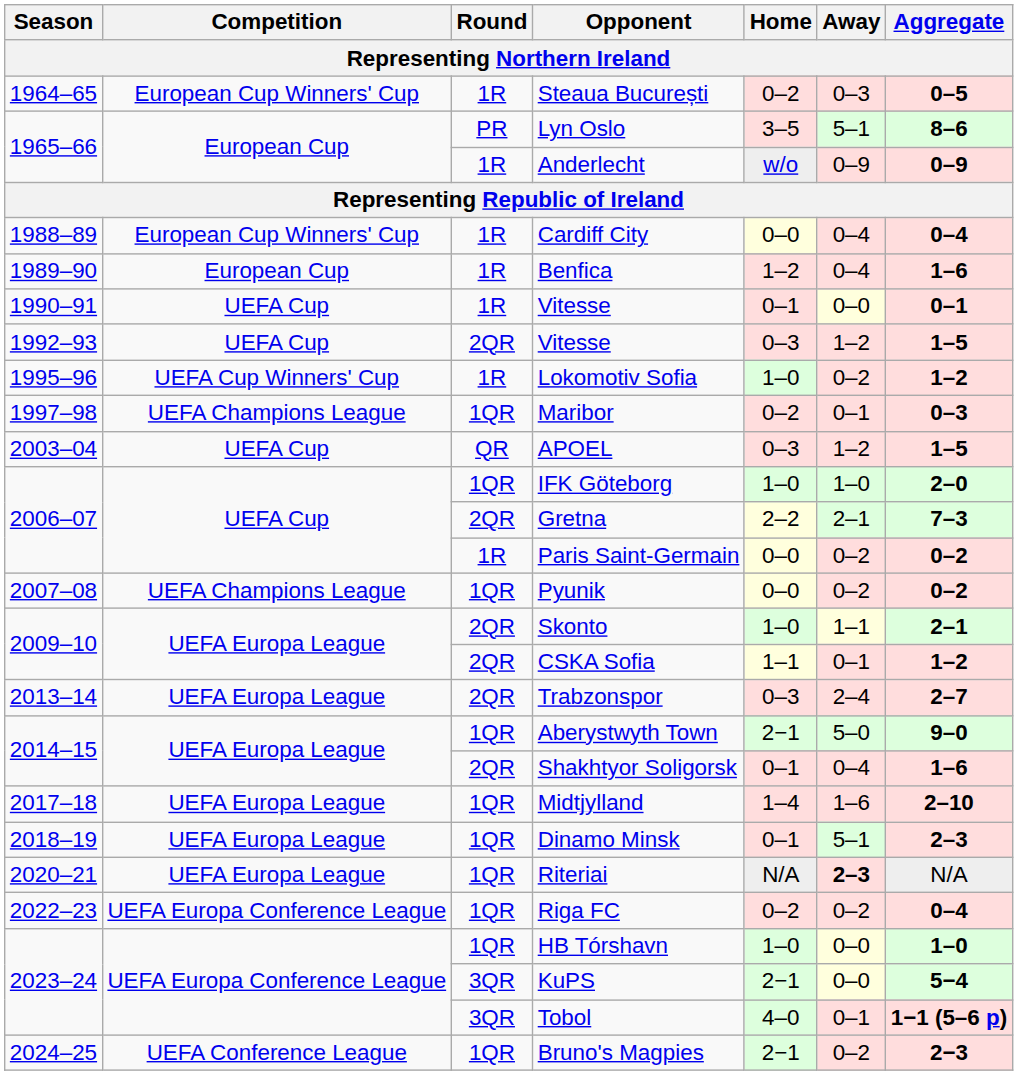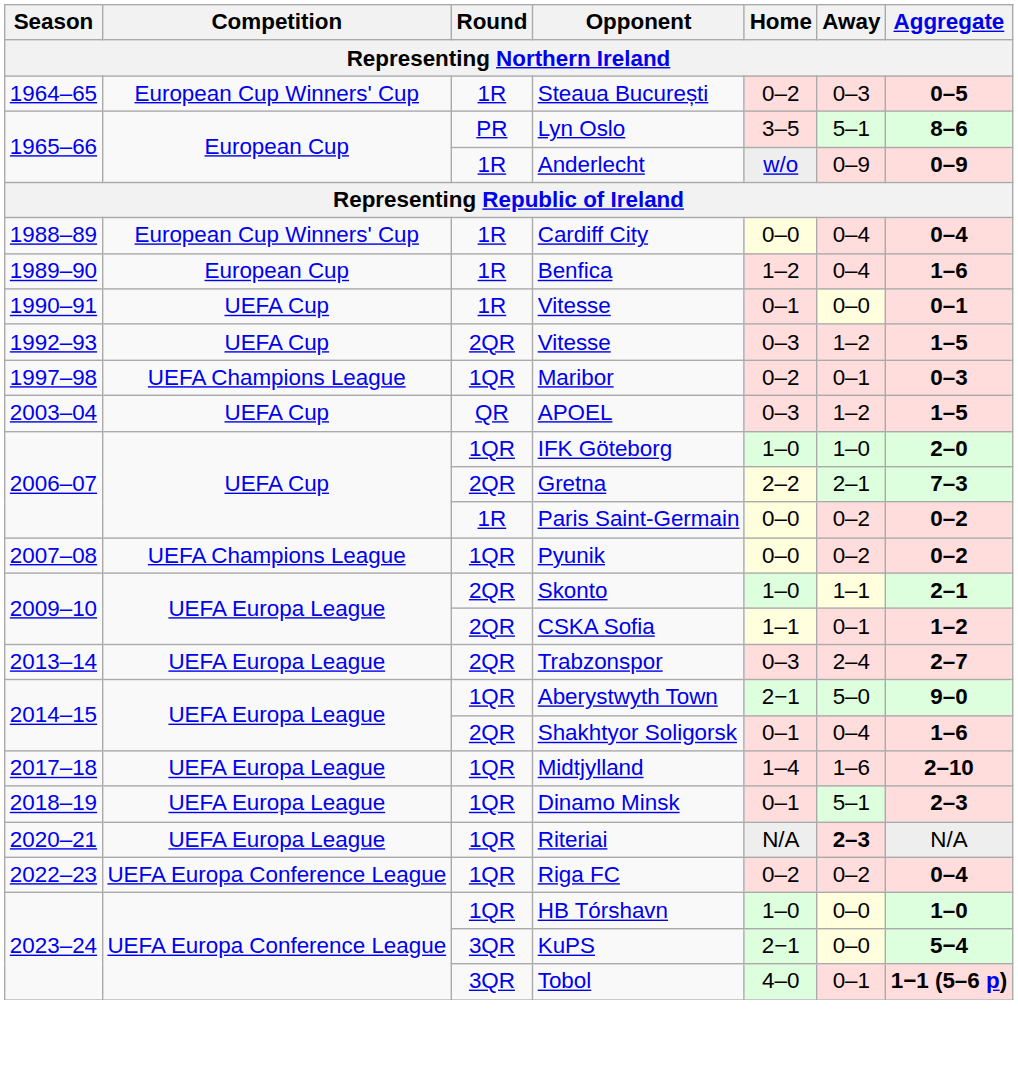- row: (53, 377)
- row: (53, 1052)
